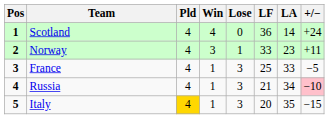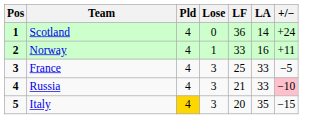- column: (213, 13)
(289, 50) 23 -> (263, 50) 16
(289, 86) 34 -> (263, 86) 33
